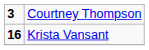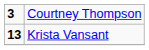(14, 34) 16 -> (14, 34) 13
